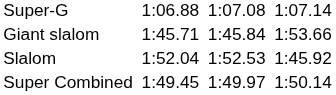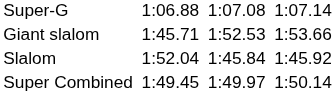(237, 34) 1:45.84 -> (237, 34) 1:52.53
(237, 58) 1:52.53 -> (237, 58) 1:45.84
